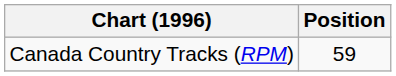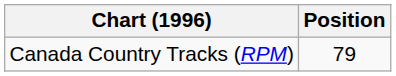(344, 53) 59 -> (344, 53) 79
